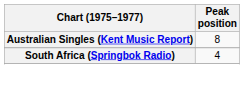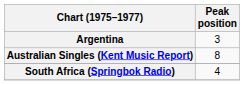+ row: (100, 39)
